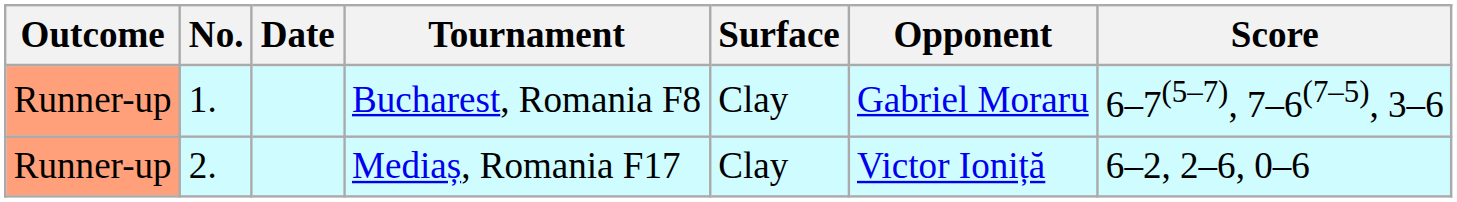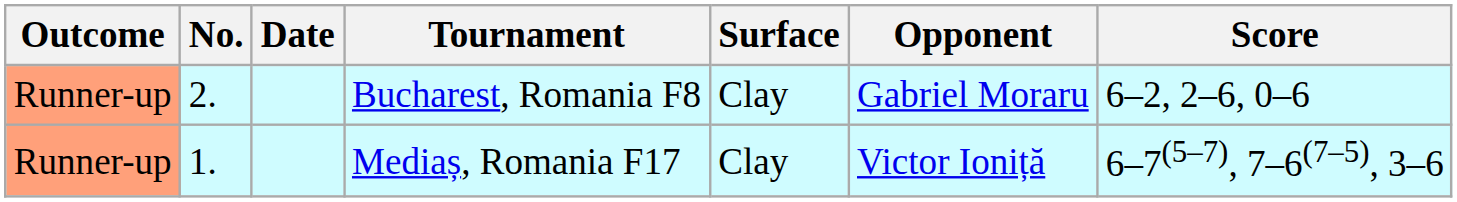(203, 99) 1. -> (203, 94) 2.
(1275, 99) 6–7(5–7), 7–6(7–5), 3–6 -> (1208, 94) 6–2, 2–6, 0–6
(203, 164) 2. -> (203, 159) 1.
(1208, 164) 6–2, 2–6, 0–6 -> (1275, 159) 6–7(5–7), 7–6(7–5), 3–6
